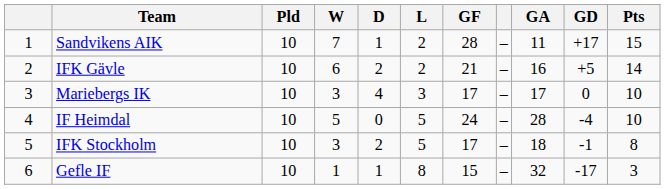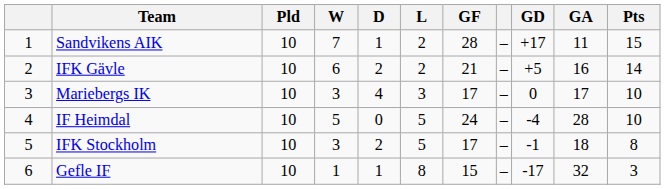columns swapped: (538, 17) <-> (586, 17)
